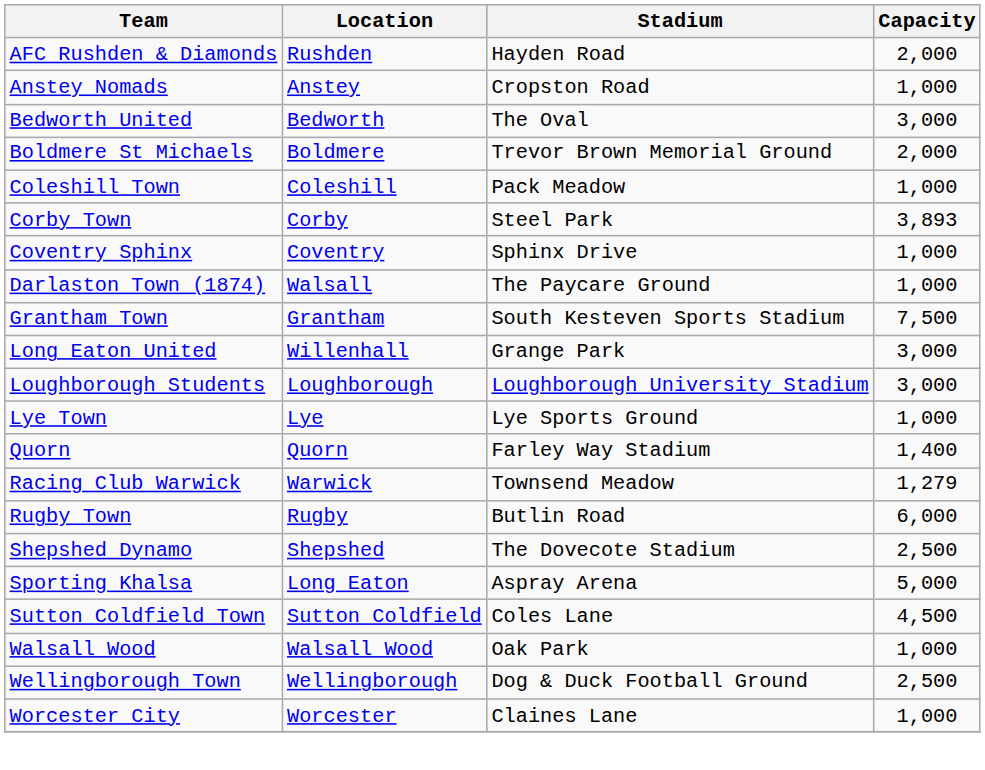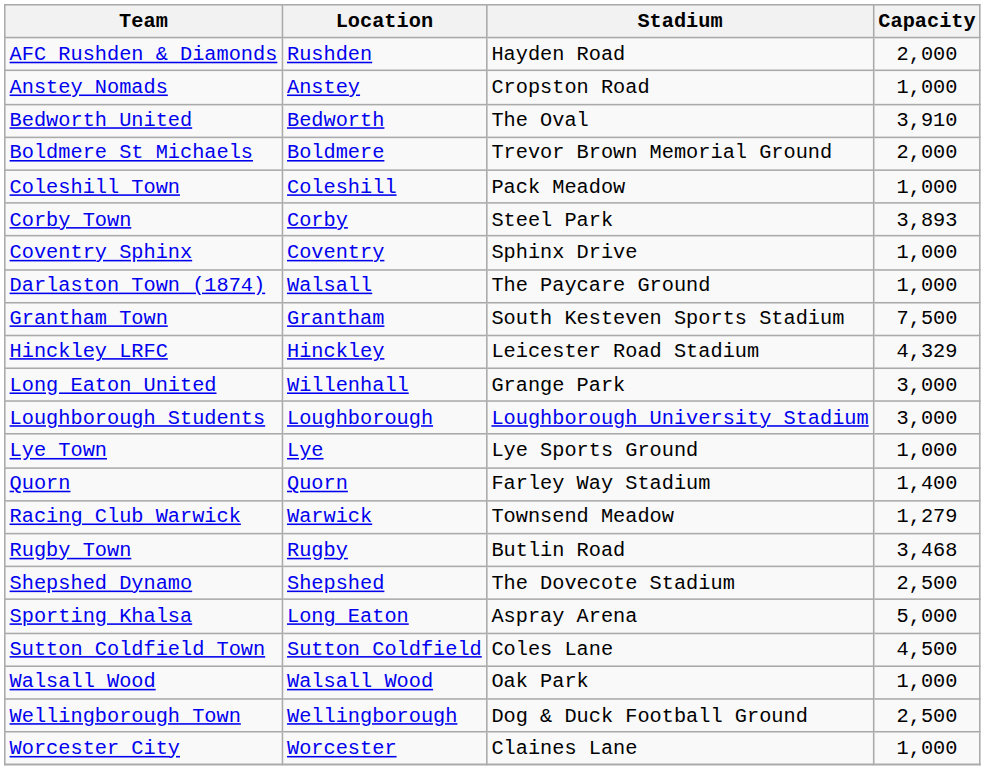(927, 120) 3,000 -> (927, 120) 3,910
+ row: (89, 352)
(927, 517) 6,000 -> (927, 550) 3,468
